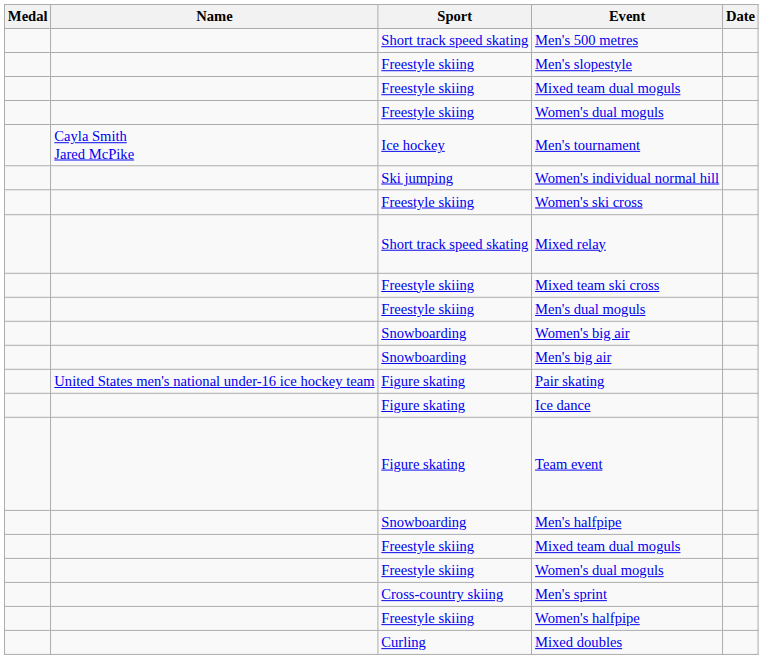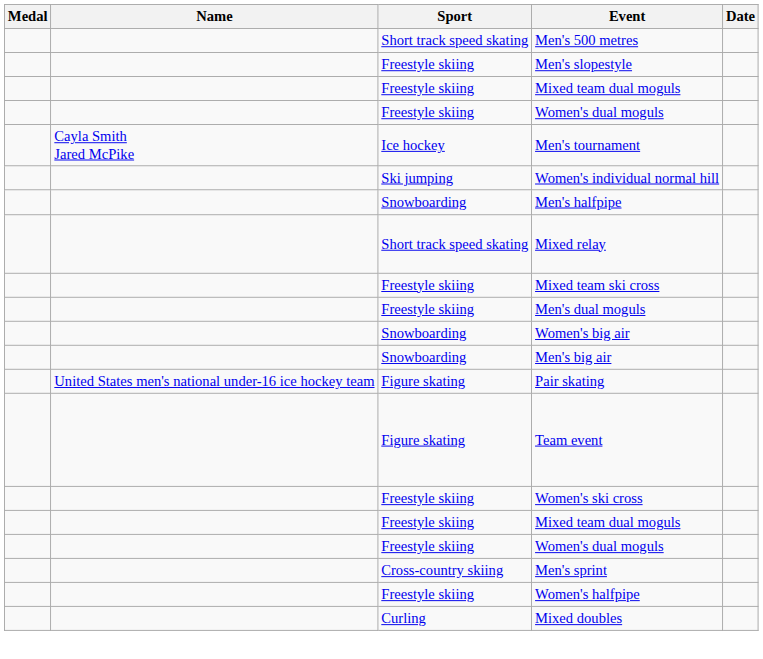rows swapped: (428, 202) <-> (424, 522)
- row: (423, 405)
